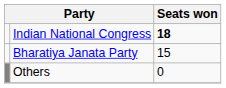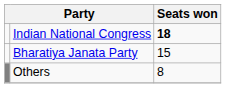(160, 72) 0 -> (160, 72) 8
